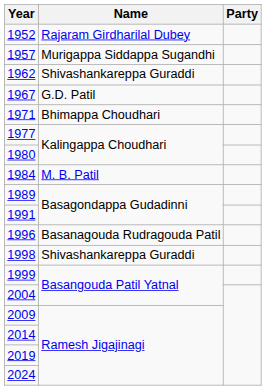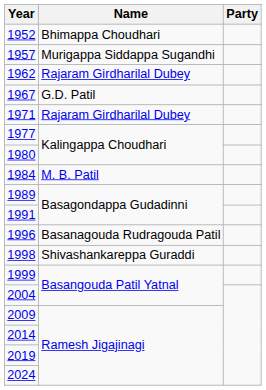(116, 34) Rajaram Girdharilal Dubey -> (101, 34) Bhimappa Choudhari
(118, 74) Shivashankareppa Guraddi -> (116, 74) Rajaram Girdharilal Dubey
(101, 114) Bhimappa Choudhari -> (116, 114) Rajaram Girdharilal Dubey
